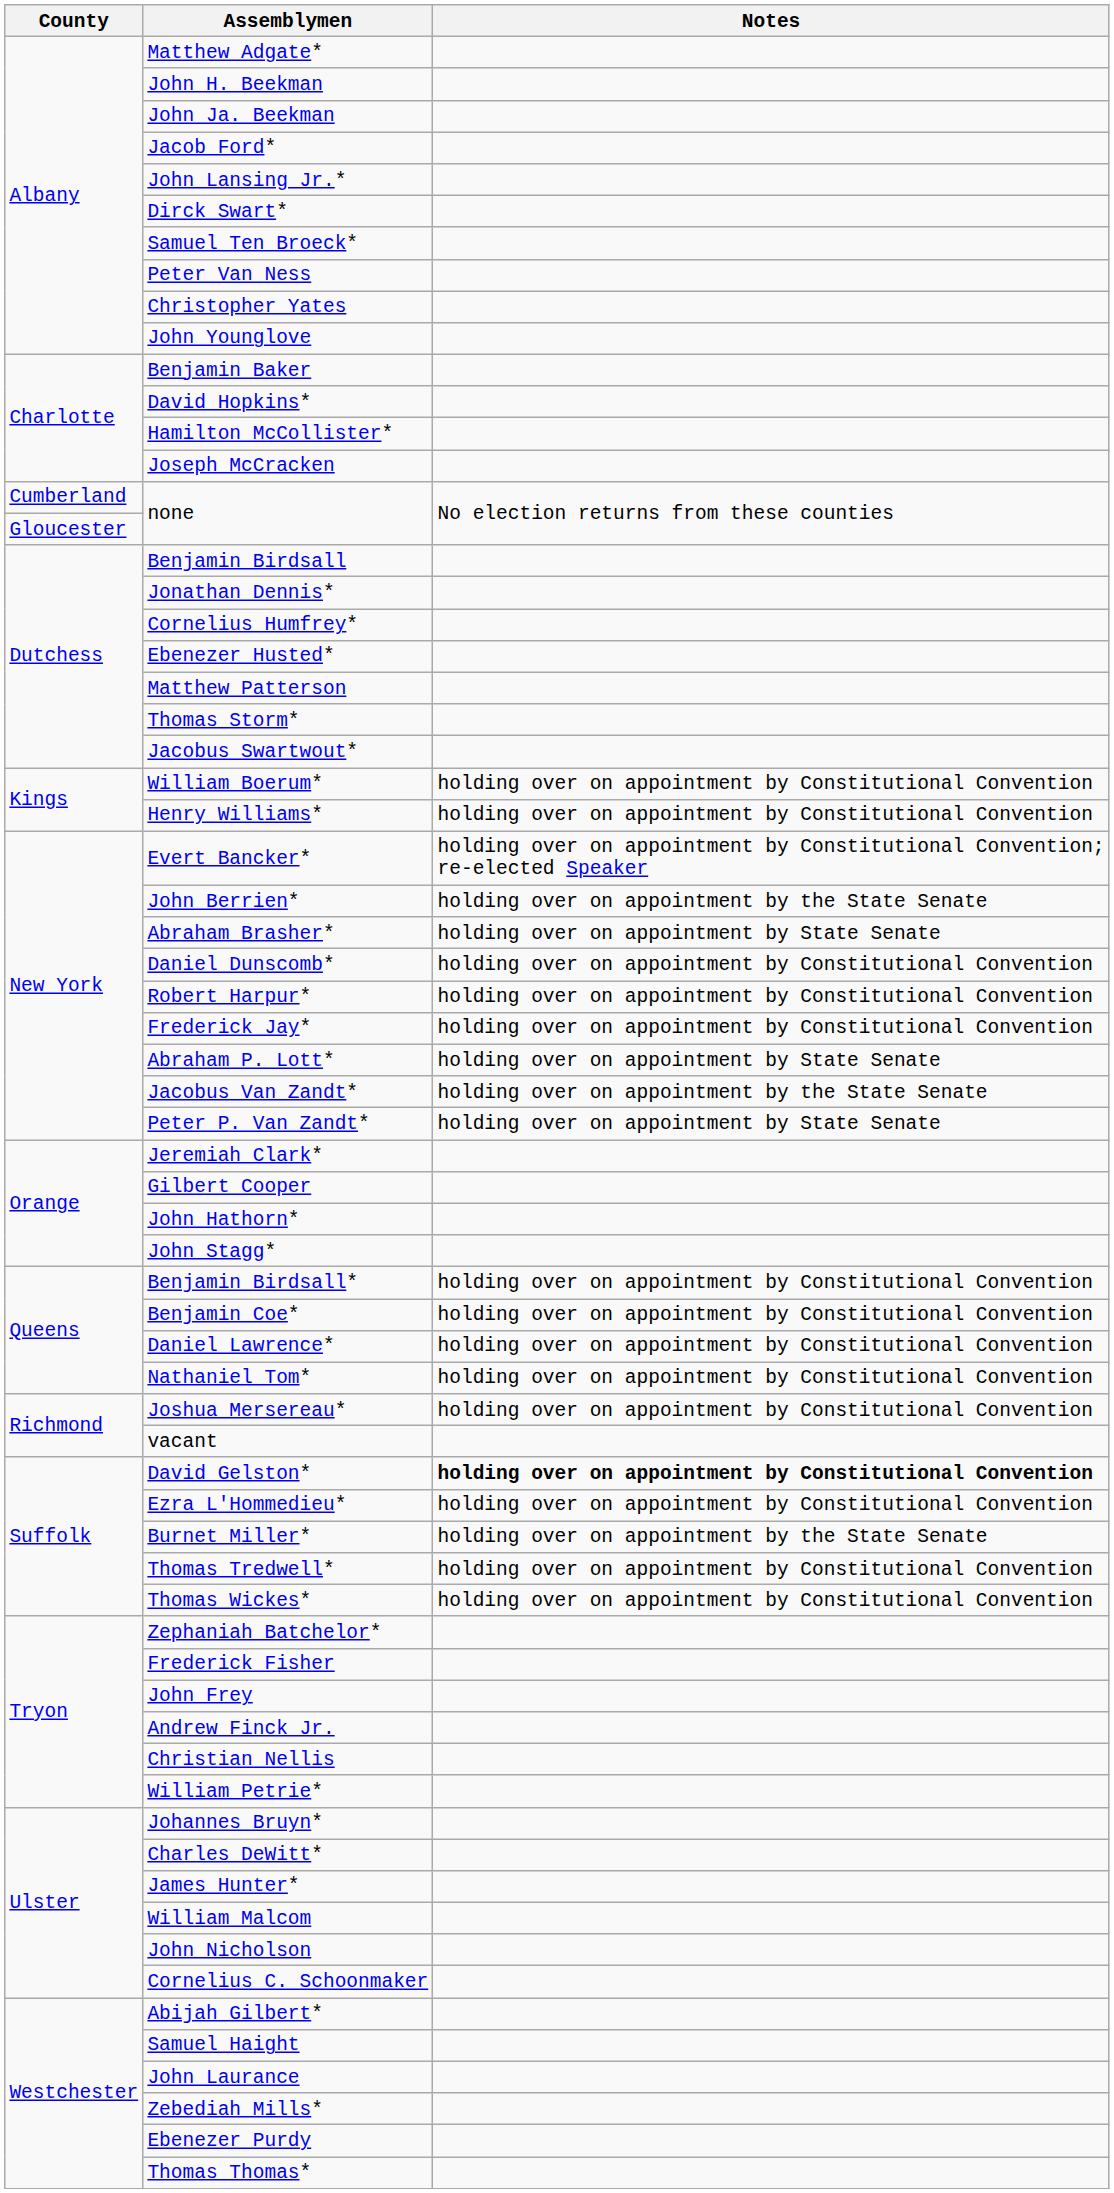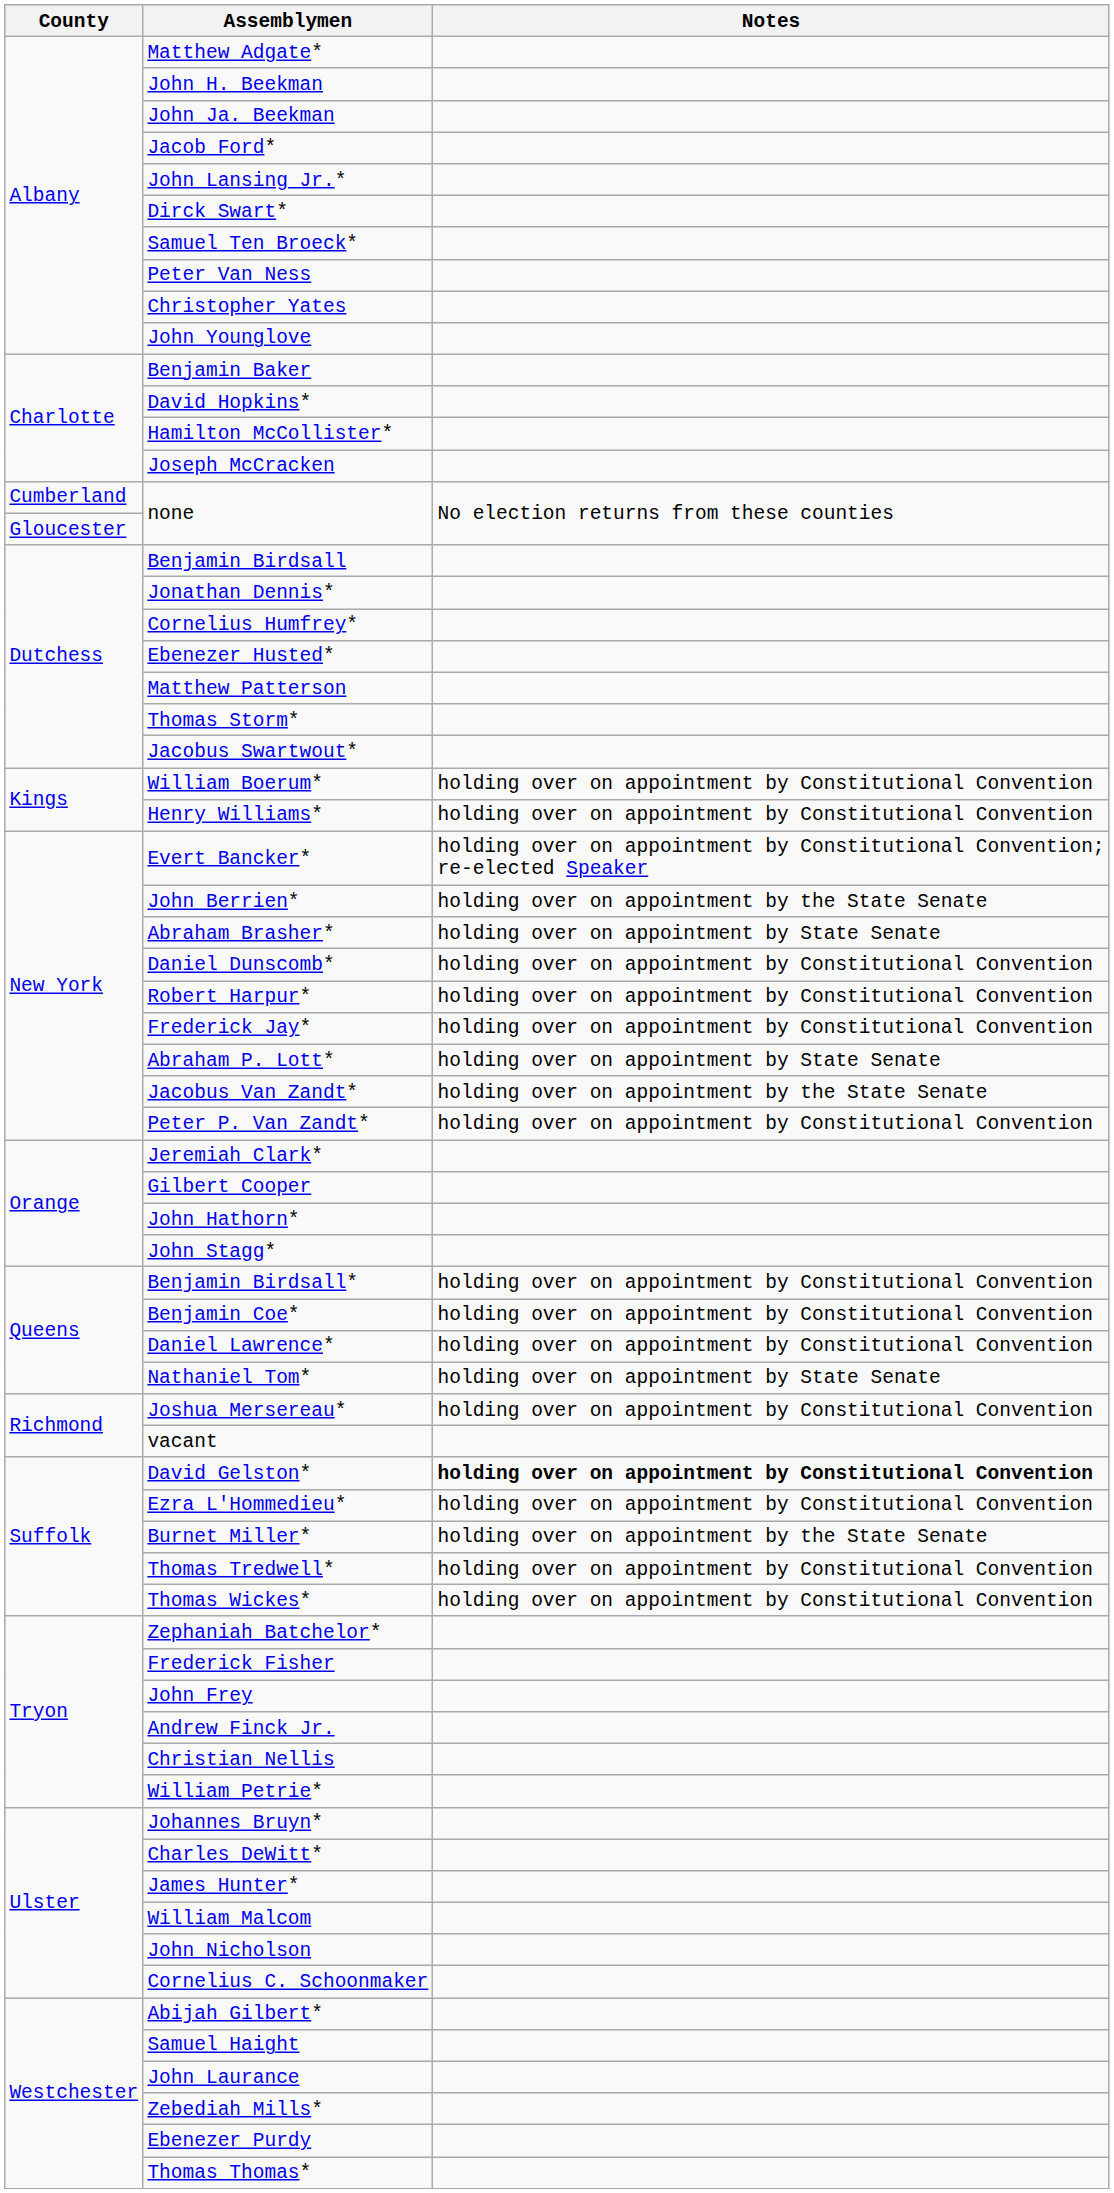(689, 1124) holding over on appointment by State Senate -> (765, 1124) holding over on appointment by Constitutional Convention
(765, 1378) holding over on appointment by Constitutional Convention -> (689, 1378) holding over on appointment by State Senate
